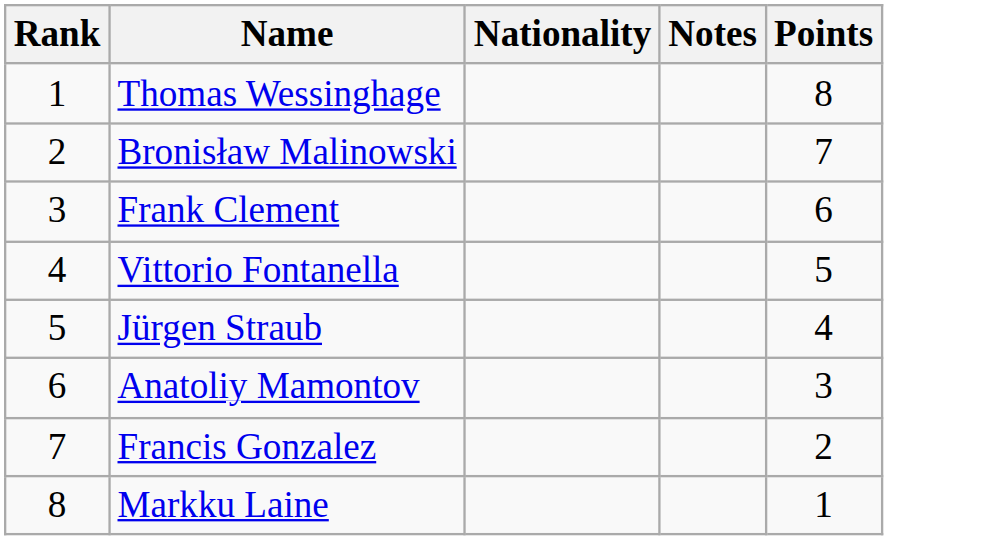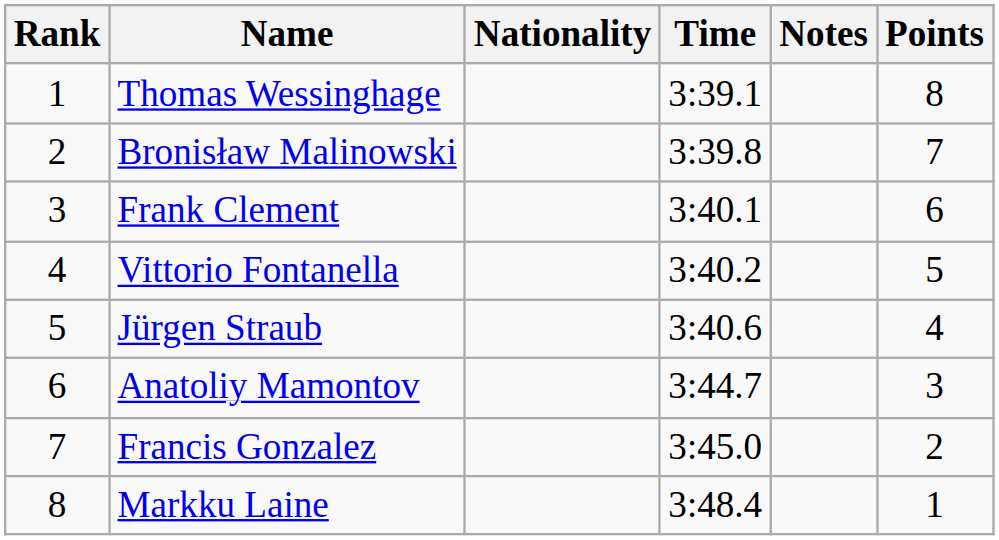+ column: (715, 33)
